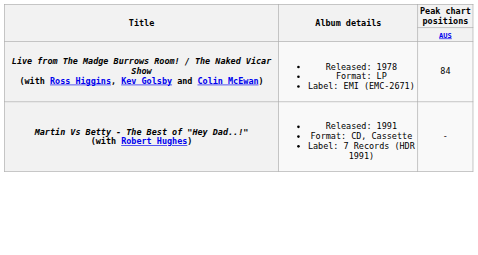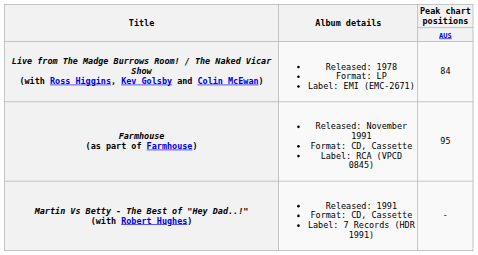+ row: (142, 141)
